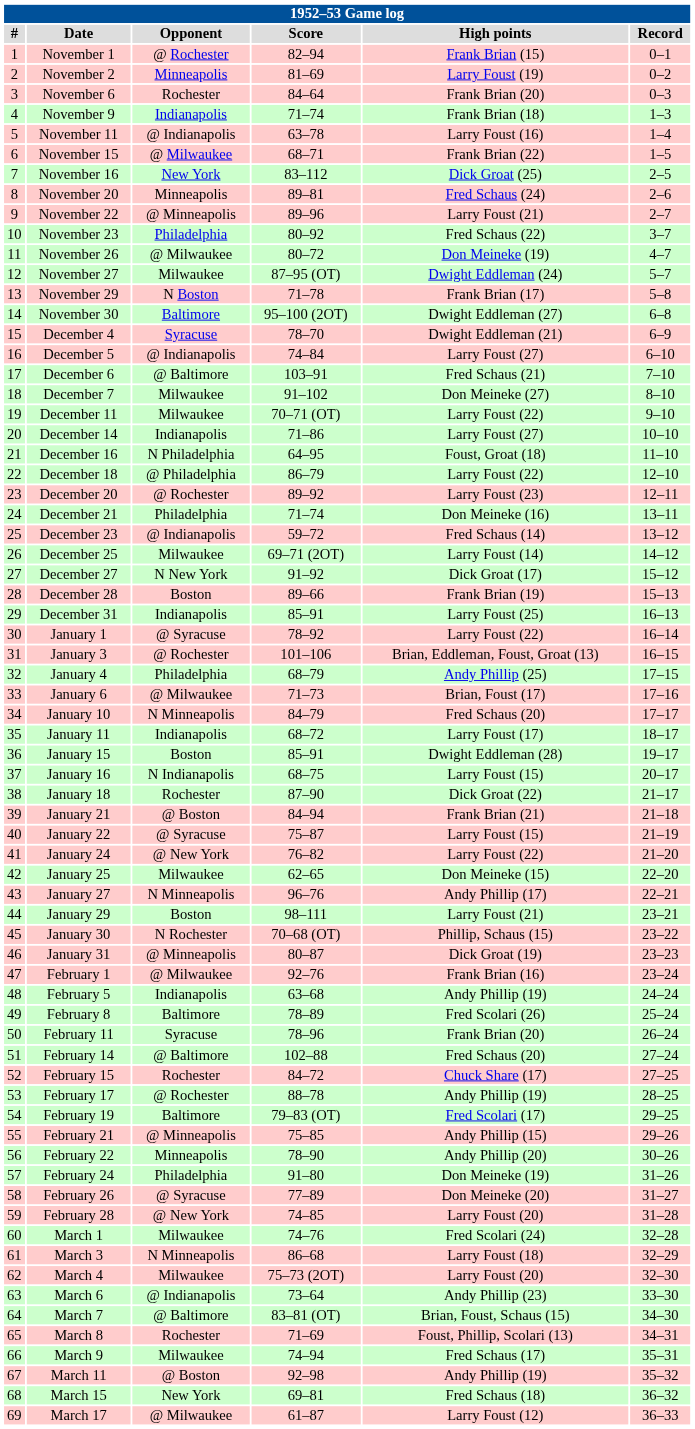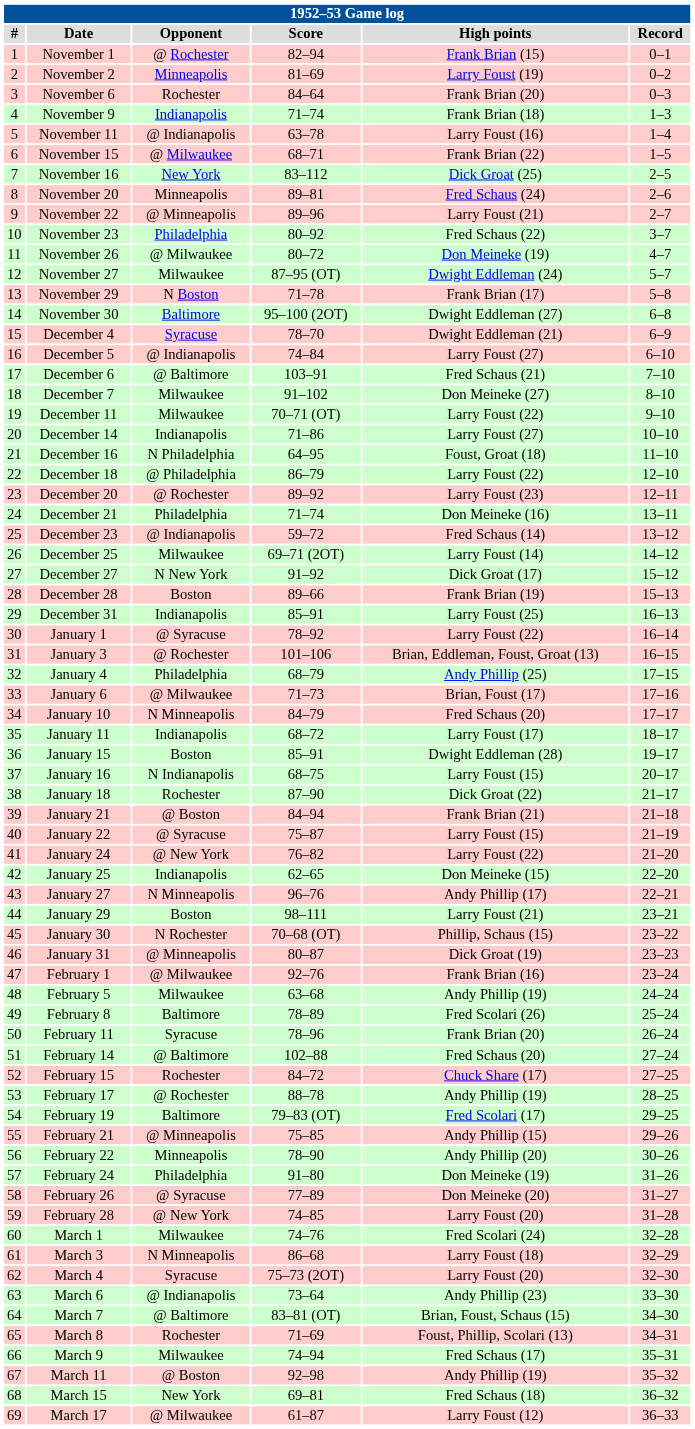(191, 874) Milwaukee -> (191, 874) Indianapolis
(191, 994) Indianapolis -> (191, 994) Milwaukee
(191, 1275) Milwaukee -> (191, 1275) Syracuse
